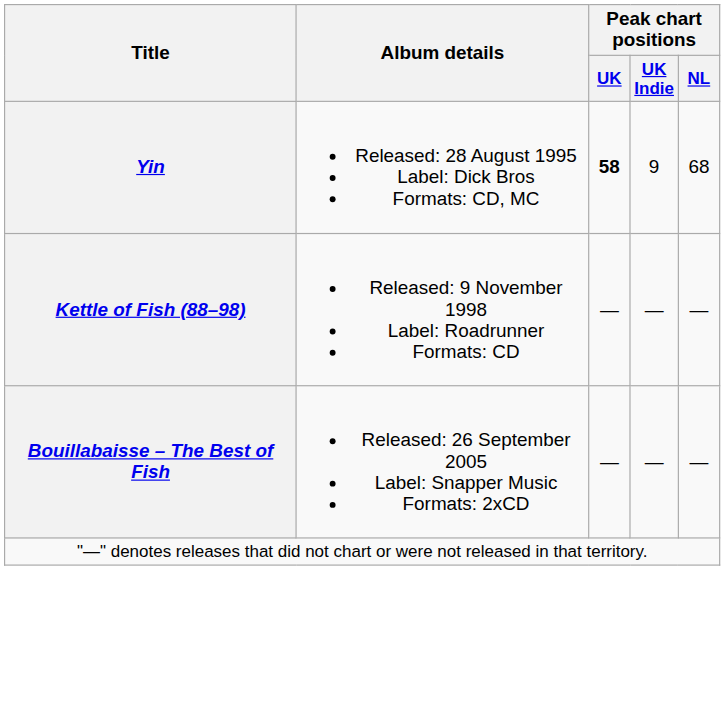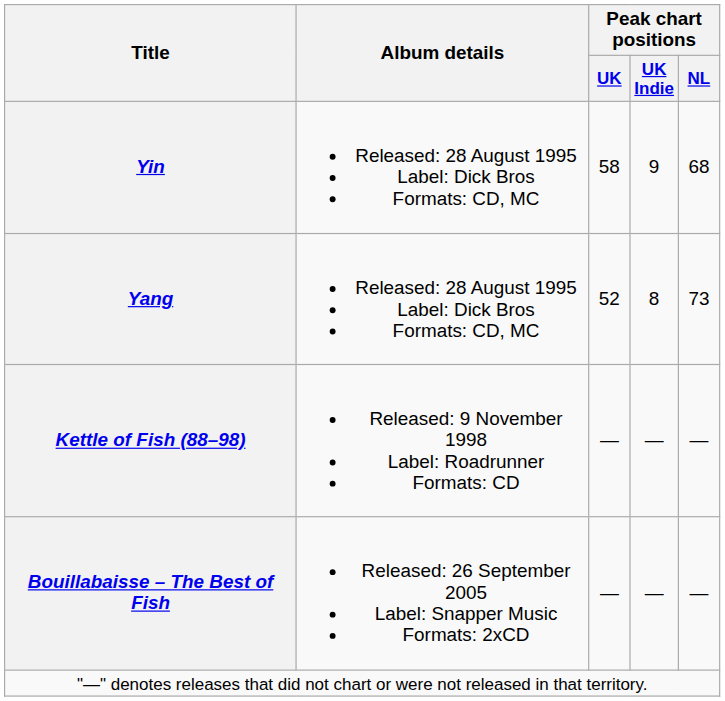(609, 167) bold -> (609, 167) normal
+ row: (151, 298)
